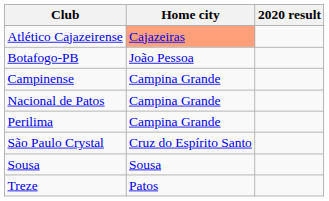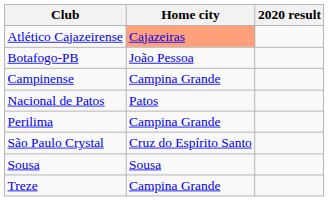(175, 100) Campina Grande -> (144, 100) Patos
(144, 185) Patos -> (175, 185) Campina Grande
